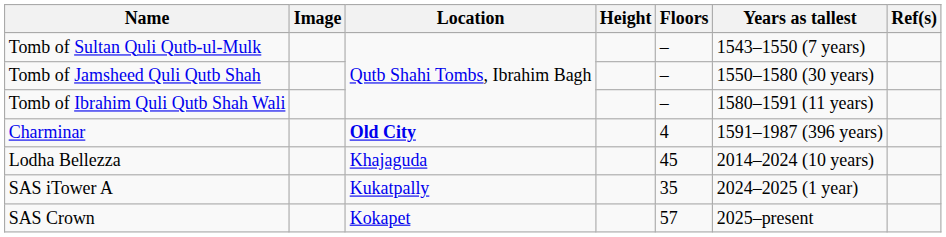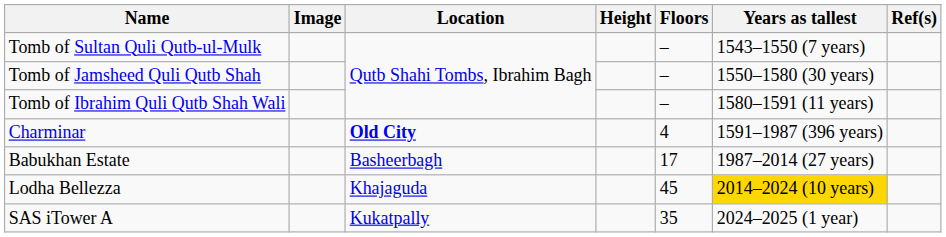+ row: (69, 160)
(795, 160) no background -> (795, 189) gold background
- row: (52, 217)
